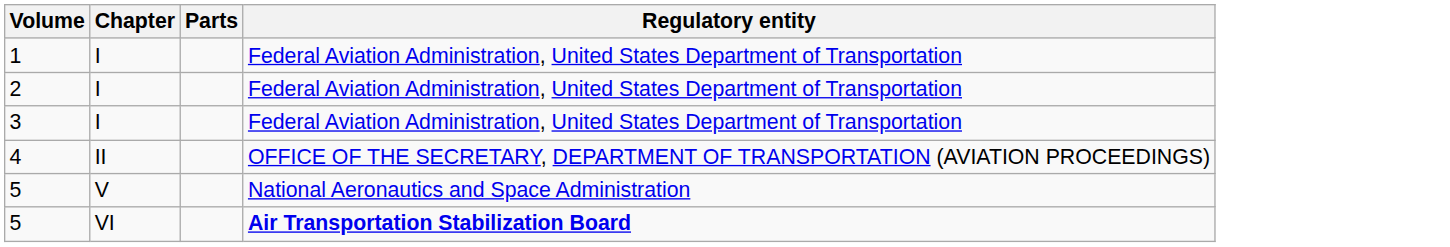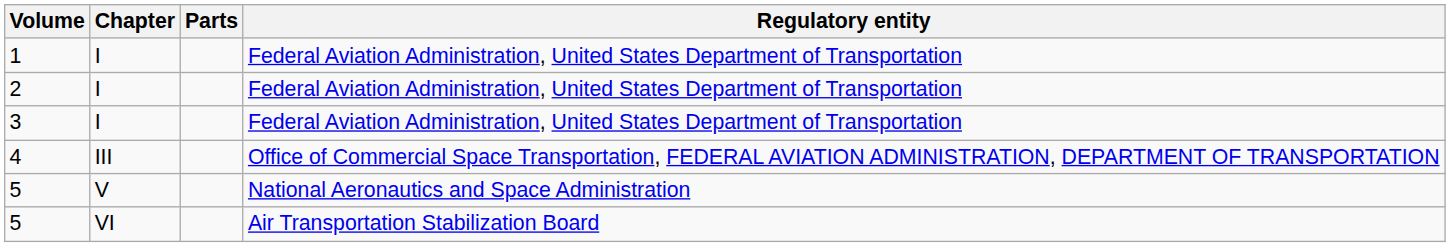- row: (15, 156)
+ row: (15, 156)
(439, 223) bold -> (424, 223) normal
